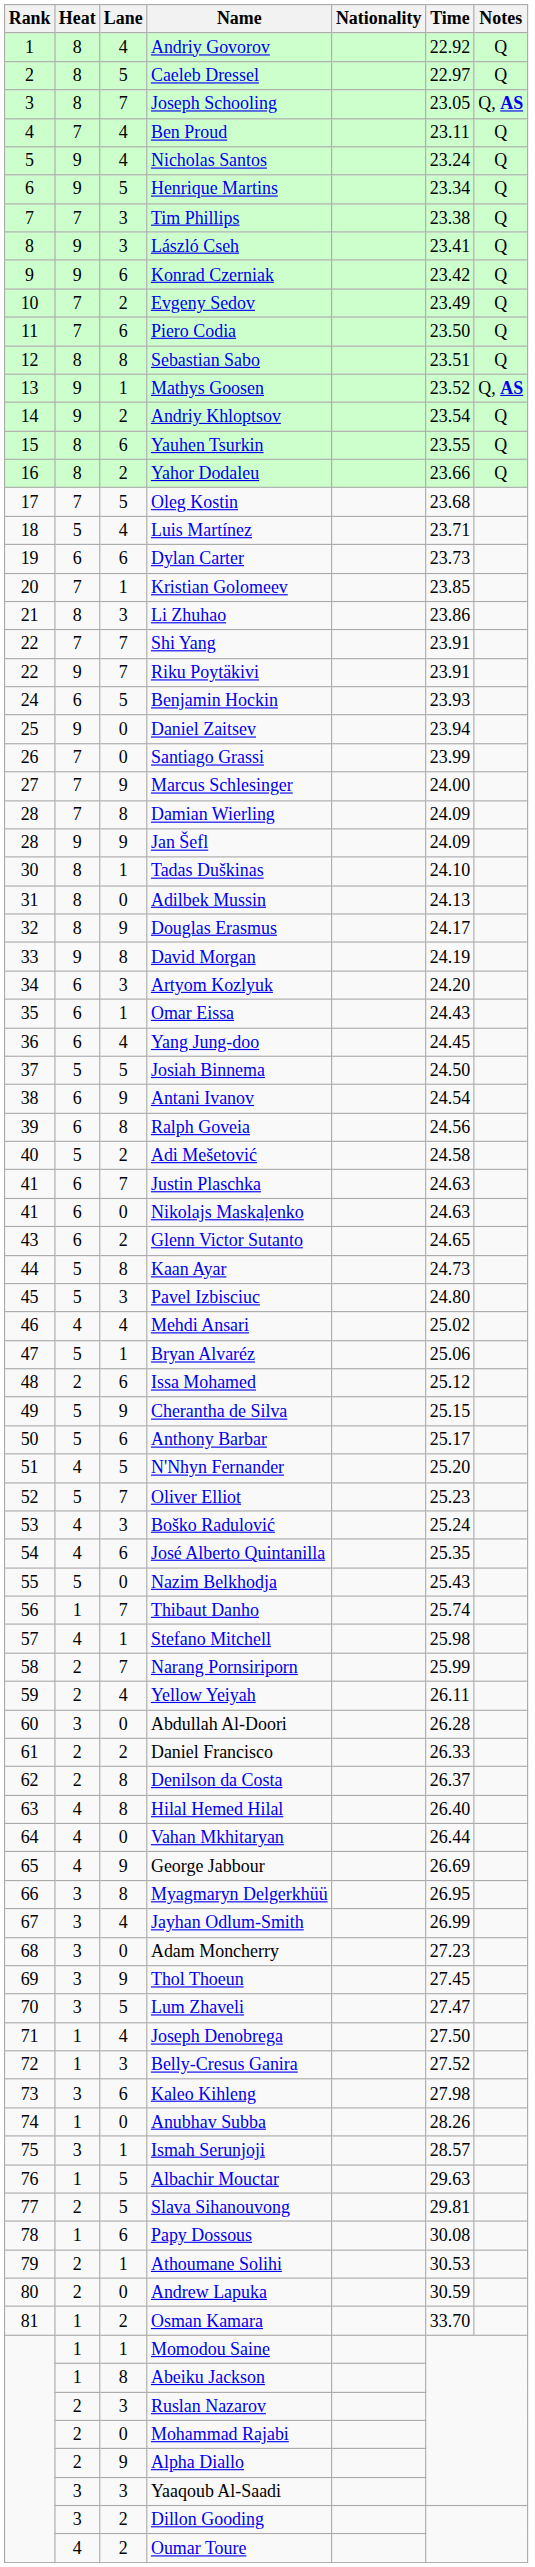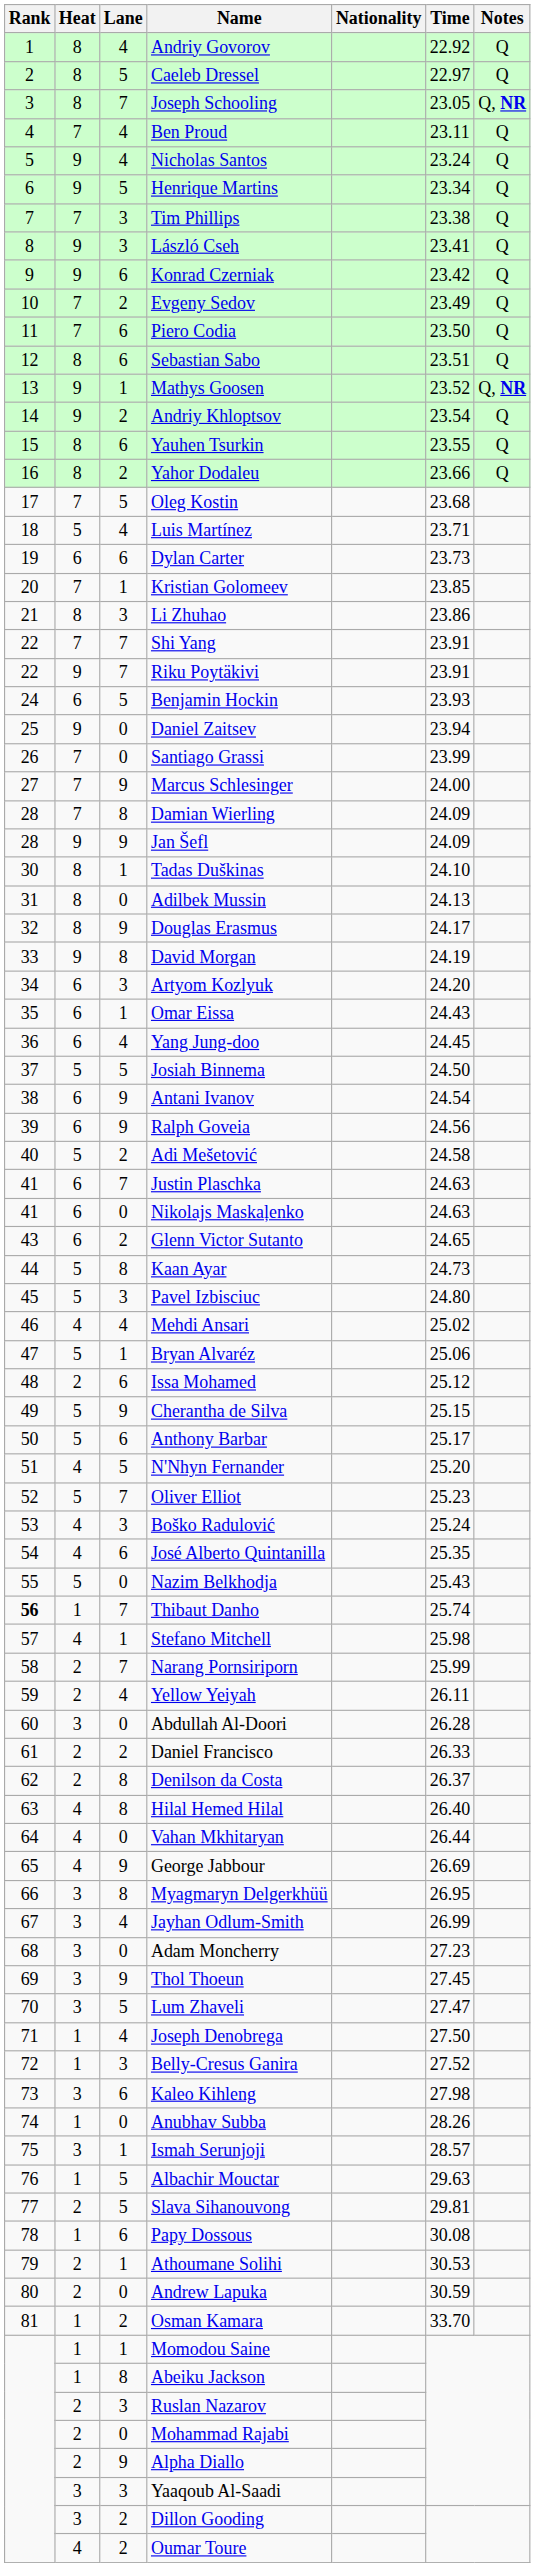(501, 103) Q, AS -> (502, 103) Q, NR
(123, 359) 8 -> (123, 359) 6
(501, 388) Q, AS -> (502, 388) Q, NR
(123, 1127) 8 -> (123, 1127) 9
(30, 1610) normal -> (30, 1610) bold
